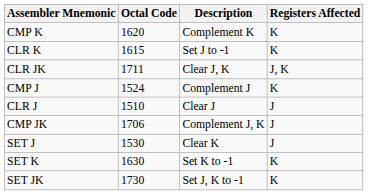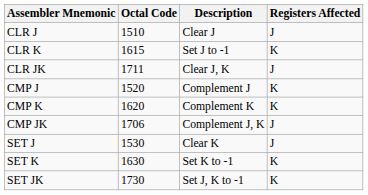rows swapped: (22, 106) <-> (25, 32)
(279, 69) J, K -> (272, 69) J
(133, 87) 1524 -> (133, 87) 1520
